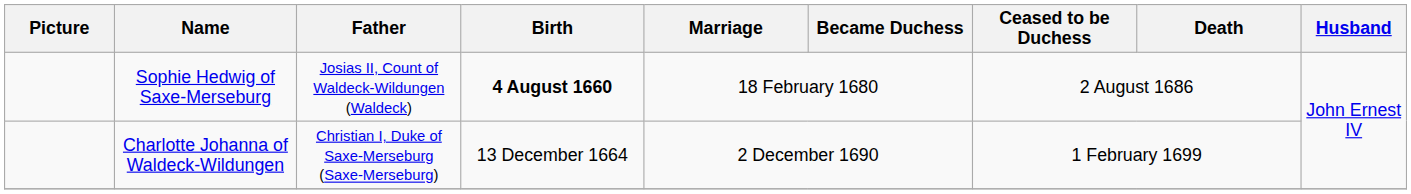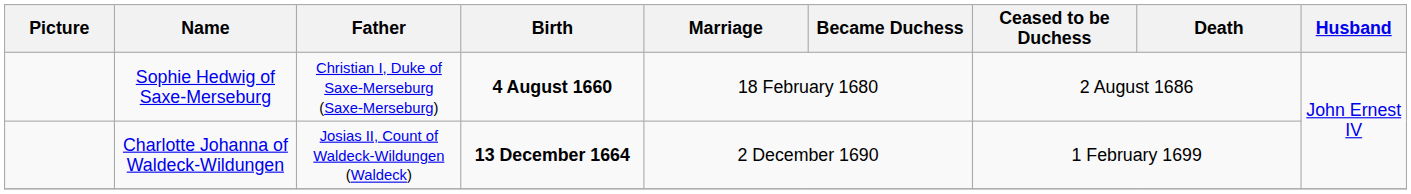(379, 87) Josias II, Count of Waldeck-Wildungen (Waldeck) -> (379, 87) Christian I, Duke of Saxe-Merseburg (Saxe-Merseburg)
(379, 155) Christian I, Duke of Saxe-Merseburg (Saxe-Merseburg) -> (379, 155) Josias II, Count of Waldeck-Wildungen (Waldeck)
(552, 154) normal -> (552, 154) bold
